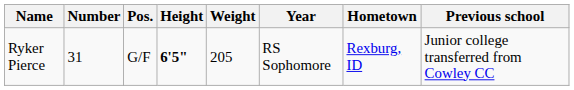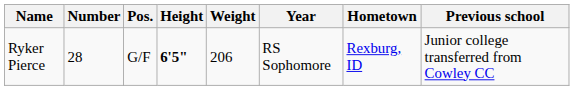(75, 56) 31 -> (75, 56) 28
(221, 56) 205 -> (221, 56) 206
